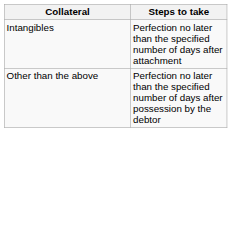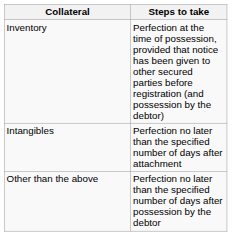+ row: (27, 27)
